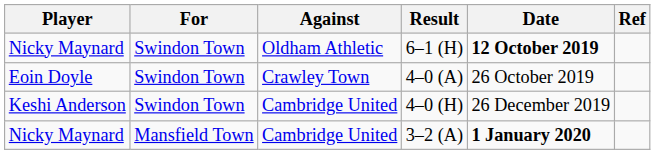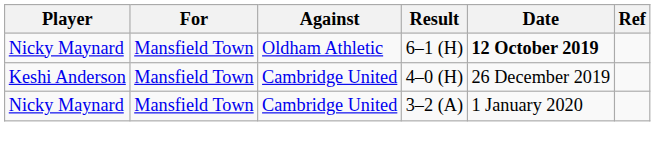(189, 47) Swindon Town -> (194, 47) Mansfield Town
- row: (434, 76)
(189, 105) Swindon Town -> (194, 76) Mansfield Town
(531, 134) bold -> (527, 105) normal
